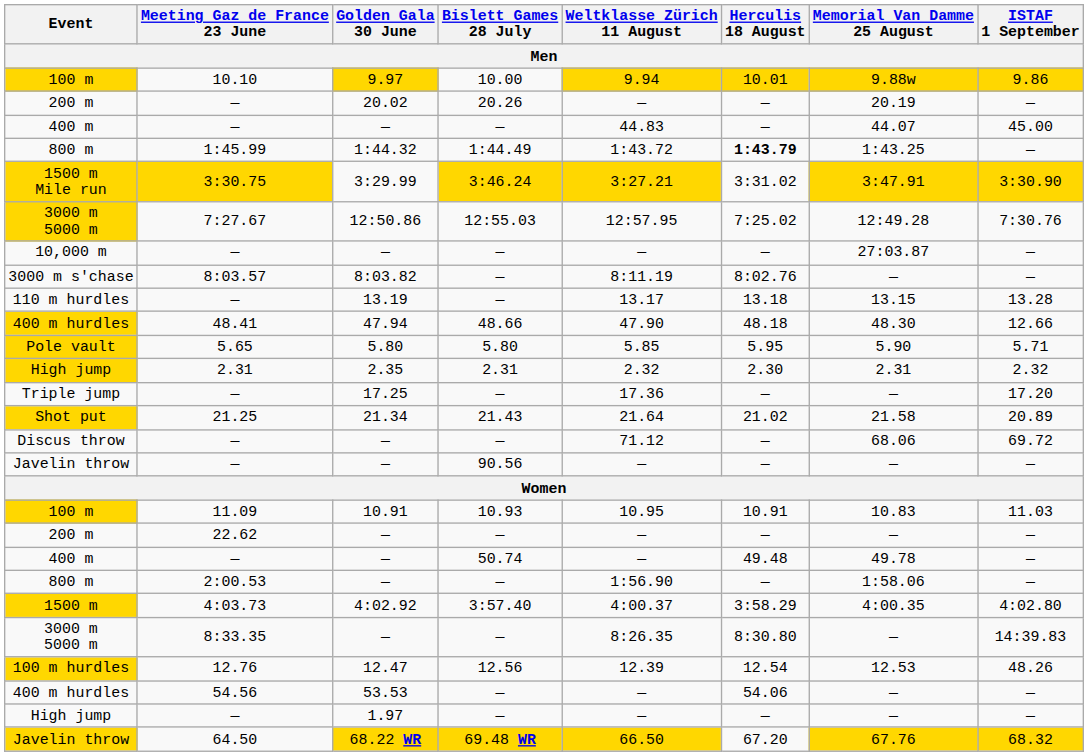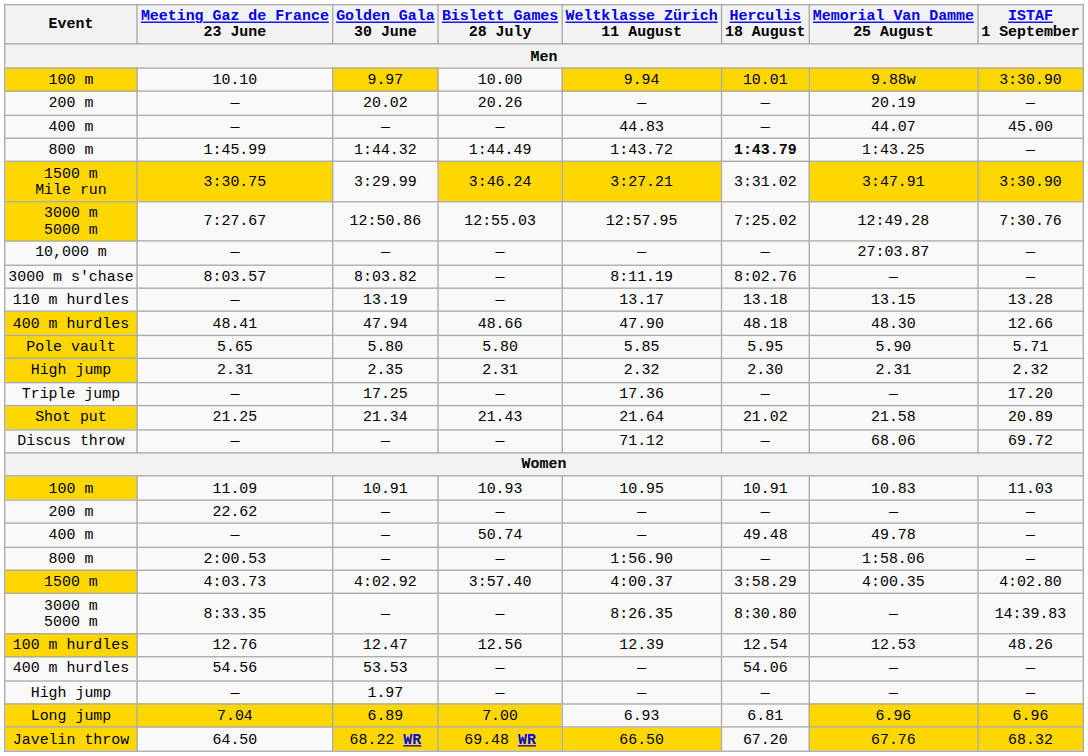(1030, 80) 9.86 -> (1030, 80) 3:30.90
- row: (71, 465)
+ row: (71, 716)
